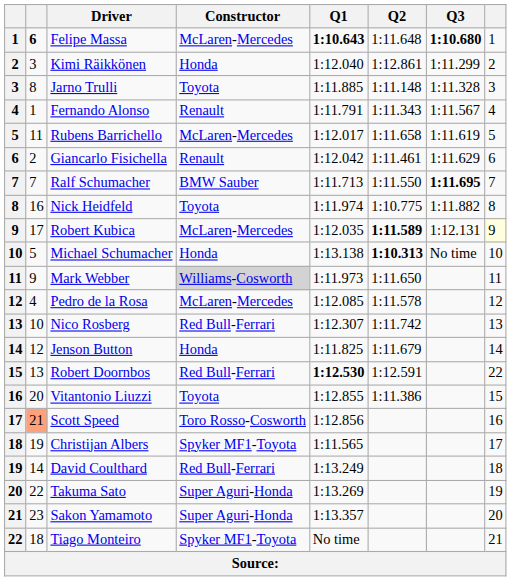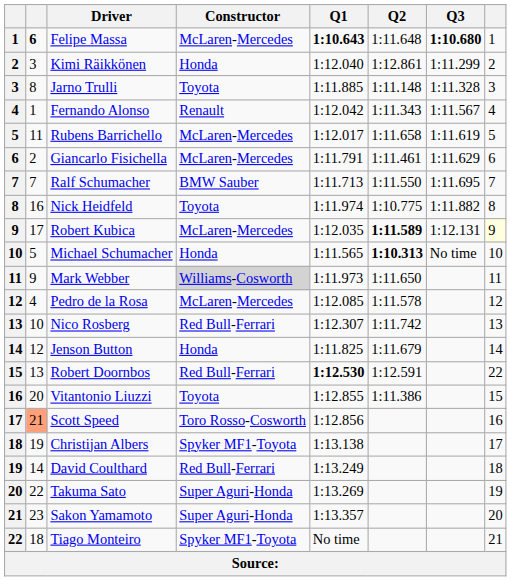(338, 111) 1:11.791 -> (338, 111) 1:12.042
(202, 158) Renault -> (236, 158) McLaren-Mercedes
(338, 158) 1:12.042 -> (338, 158) 1:11.791
(455, 182) bold -> (455, 182) normal
(338, 253) 1:13.138 -> (338, 253) 1:11.565
(338, 444) 1:11.565 -> (338, 444) 1:13.138
